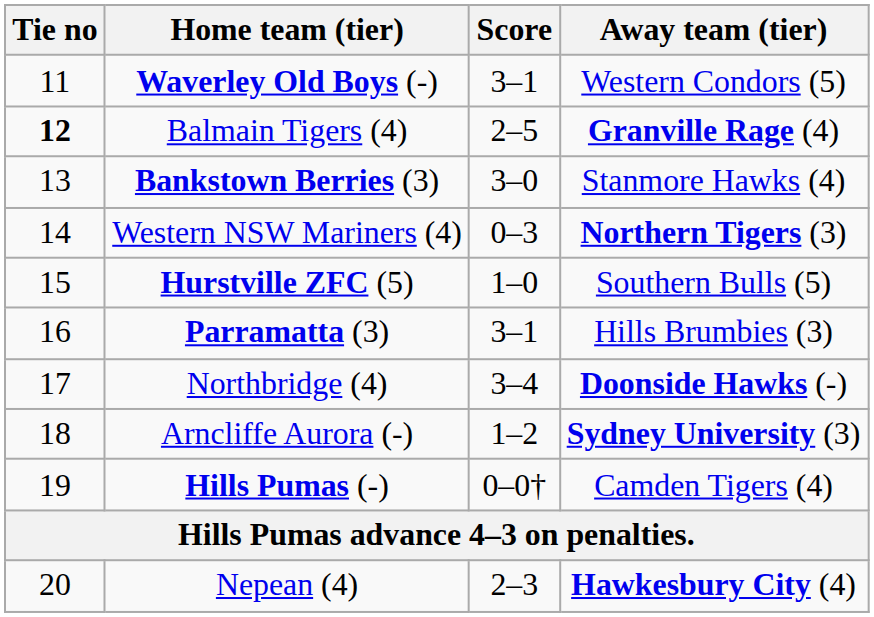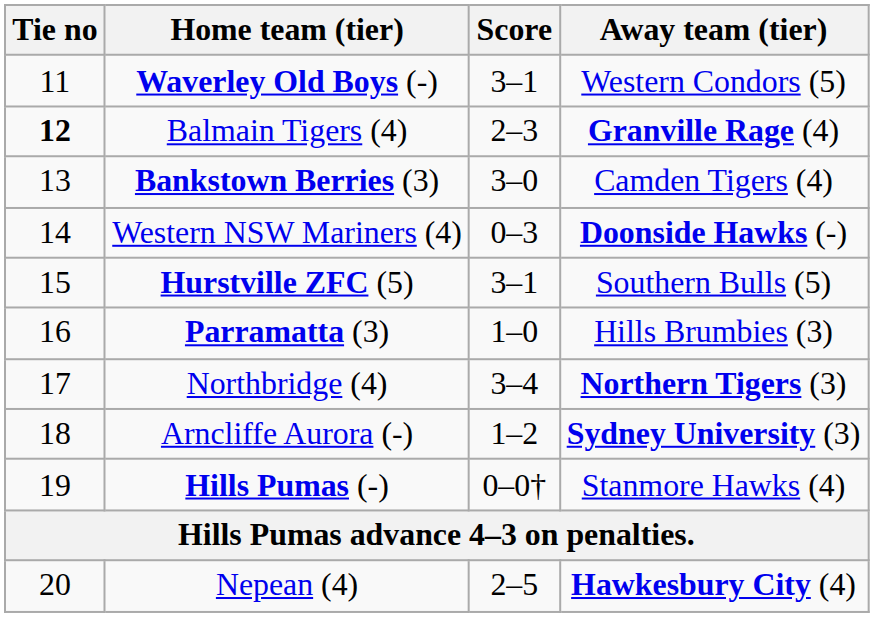(514, 130) 2–5 -> (514, 130) 2–3
(714, 181) Stanmore Hawks (4) -> (714, 181) Camden Tigers (4)
(714, 231) Northern Tigers (3) -> (714, 231) Doonside Hawks (-)
(514, 282) 1–0 -> (514, 282) 3–1
(514, 332) 3–1 -> (514, 332) 1–0
(714, 383) Doonside Hawks (-) -> (714, 383) Northern Tigers (3)
(714, 484) Camden Tigers (4) -> (714, 484) Stanmore Hawks (4)
(514, 585) 2–3 -> (514, 585) 2–5
